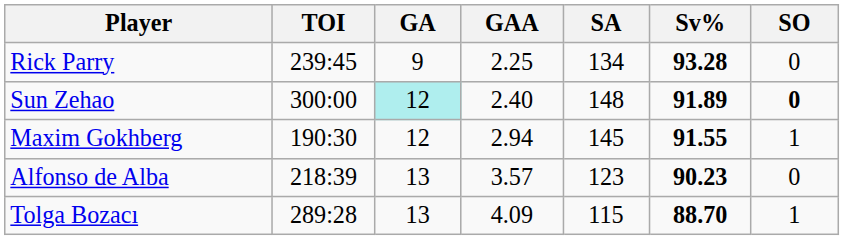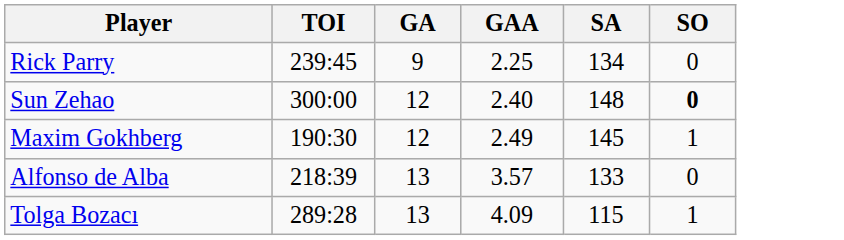- column: (700, 23)
(418, 100) paleturquoise background -> (418, 100) no background
(512, 138) 2.94 -> (512, 138) 2.49
(606, 176) 123 -> (606, 176) 133
